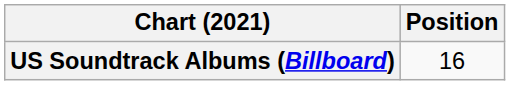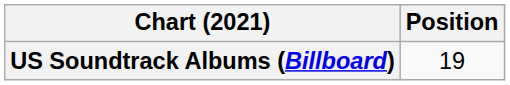(452, 60) 16 -> (452, 60) 19
